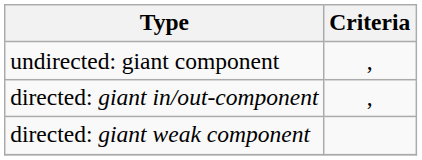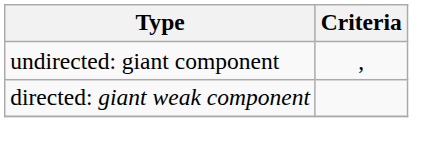- row: (164, 97)
